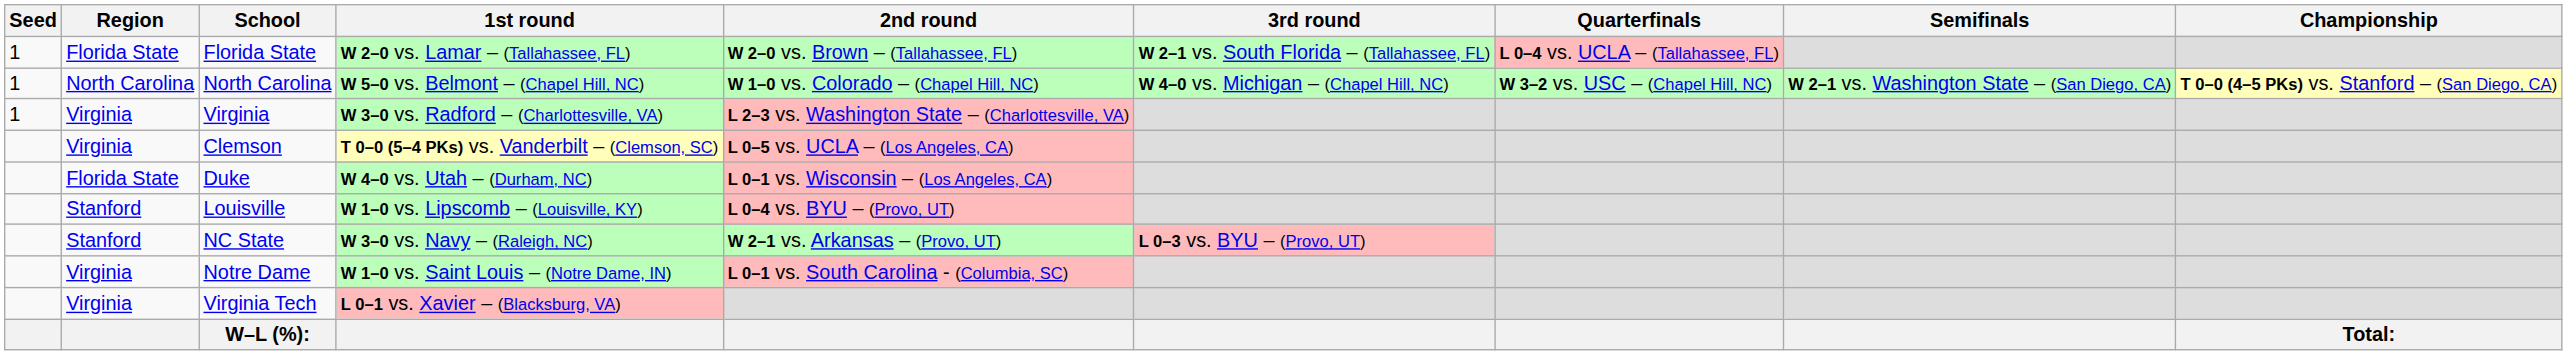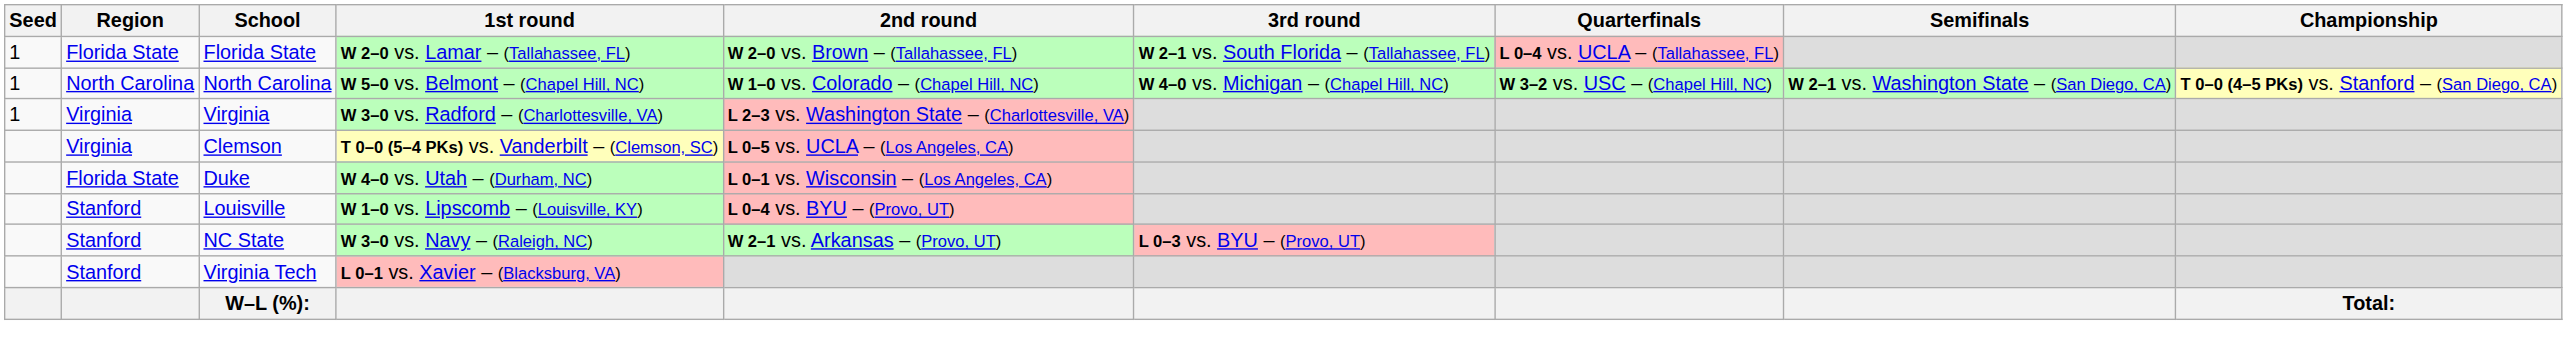- row: (257, 272)
(99, 303) Virginia -> (104, 272) Stanford
